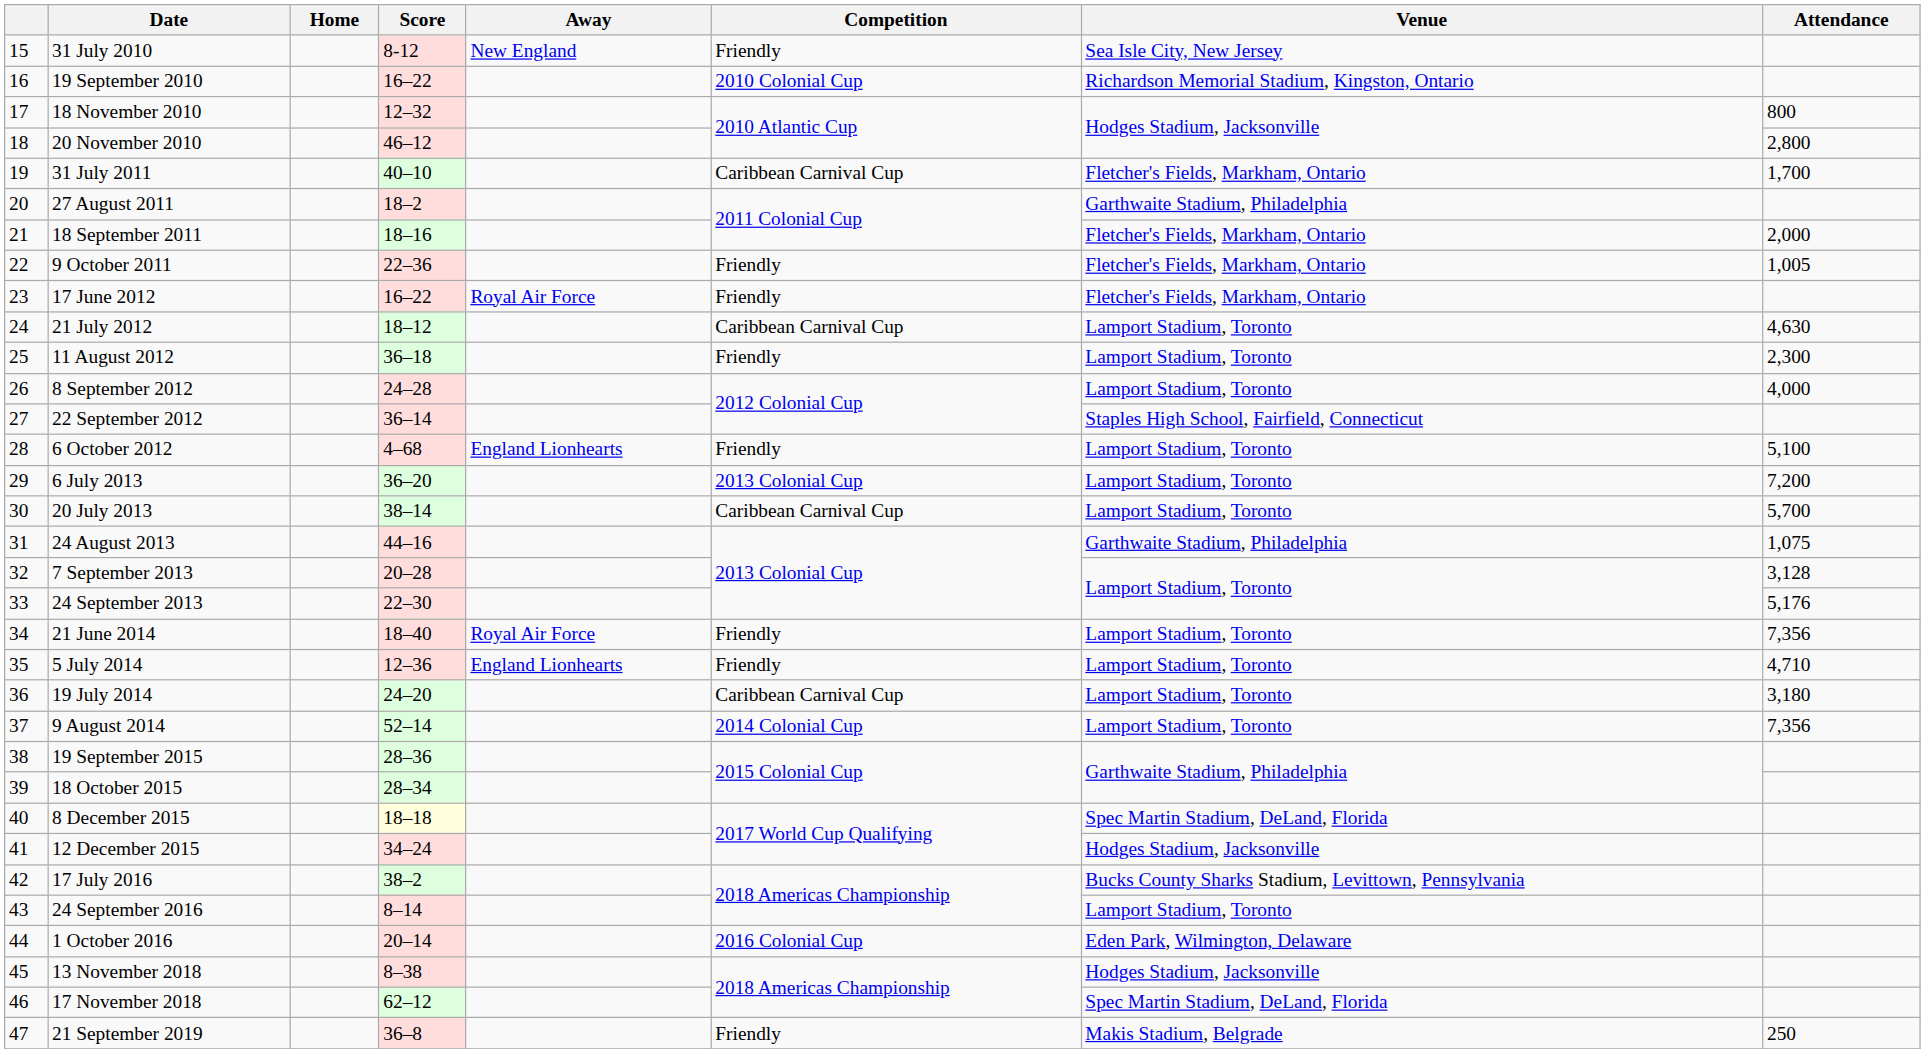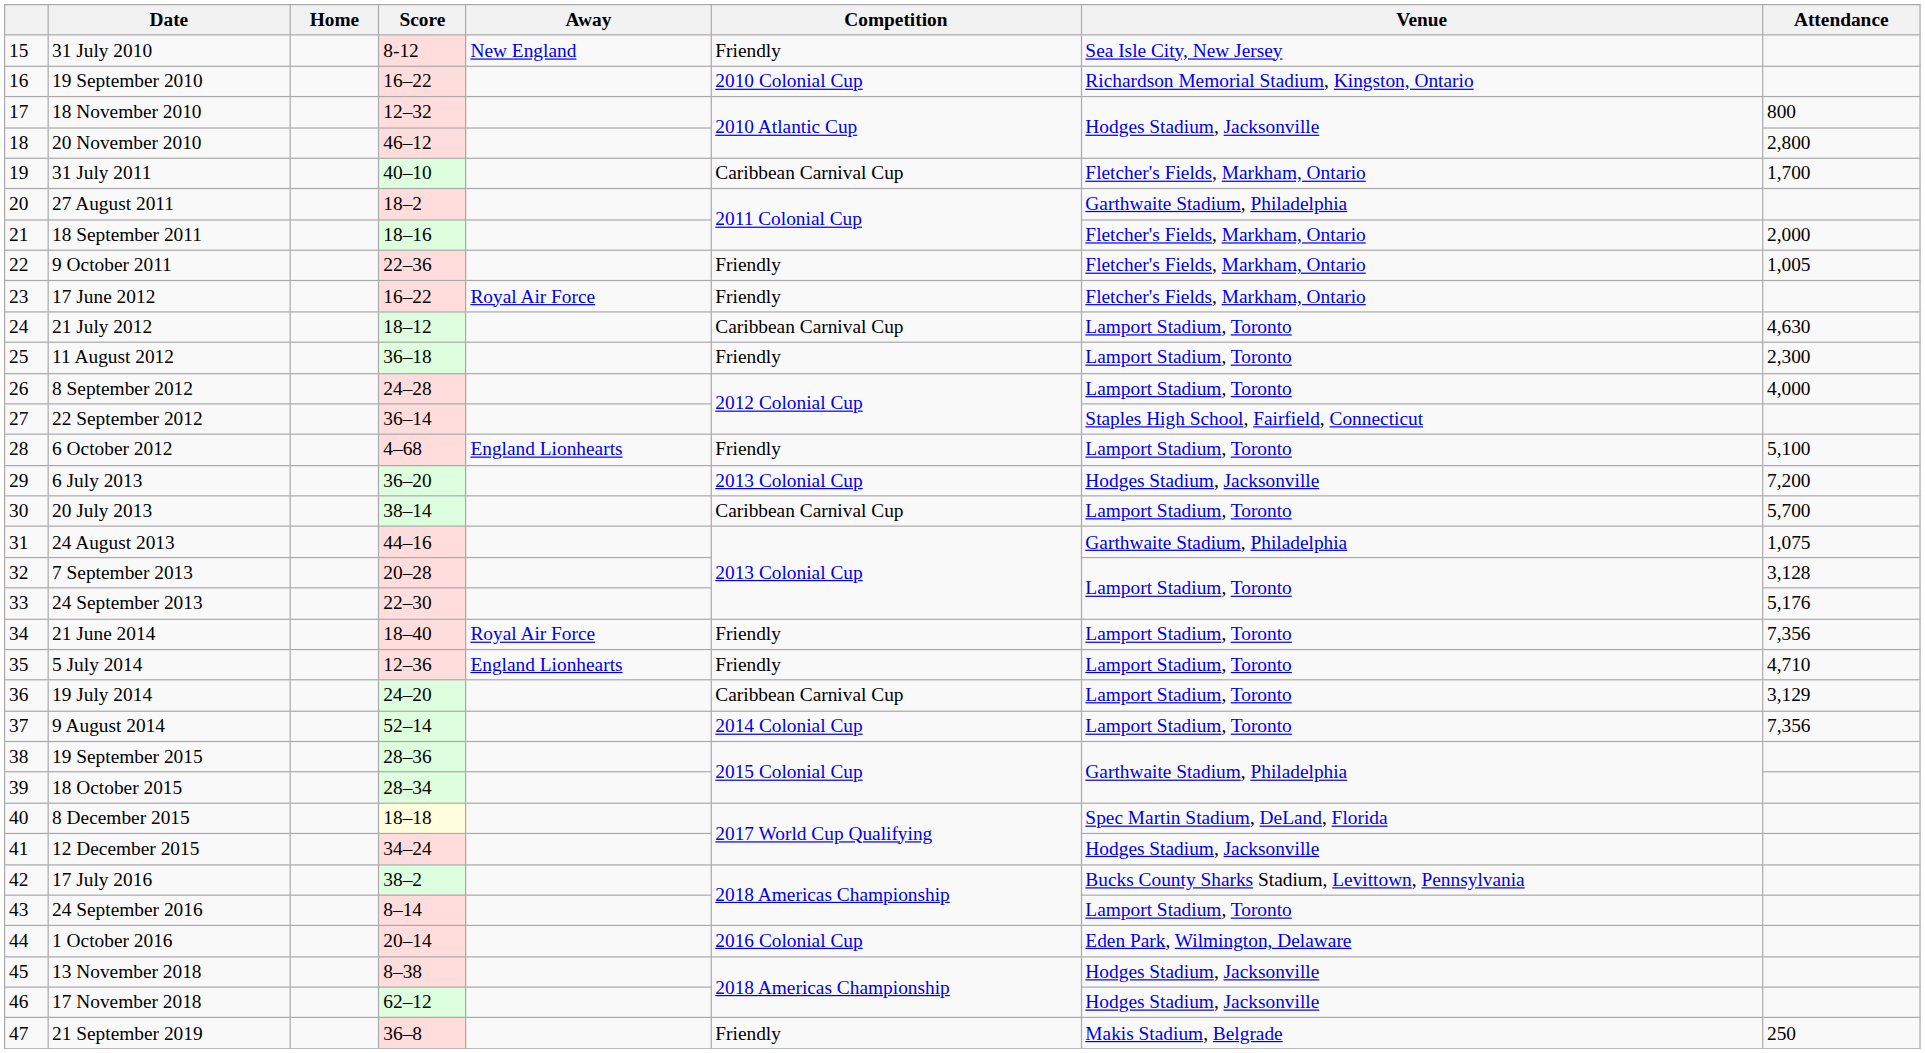(1189, 480) Lamport Stadium, Toronto -> (1202, 480) Hodges Stadium, Jacksonville
(1789, 695) 3,180 -> (1789, 695) 3,129
(1236, 1002) Spec Martin Stadium, DeLand, Florida -> (1202, 1002) Hodges Stadium, Jacksonville
